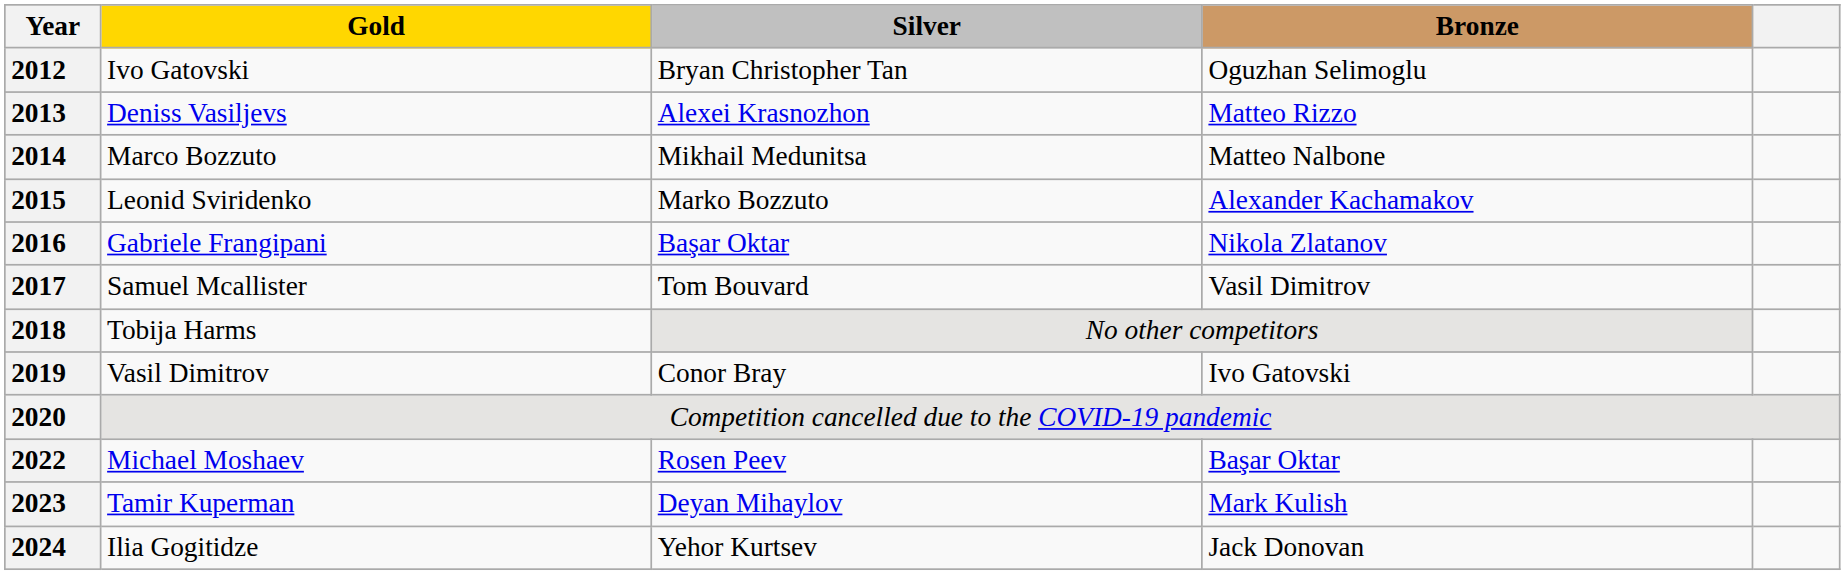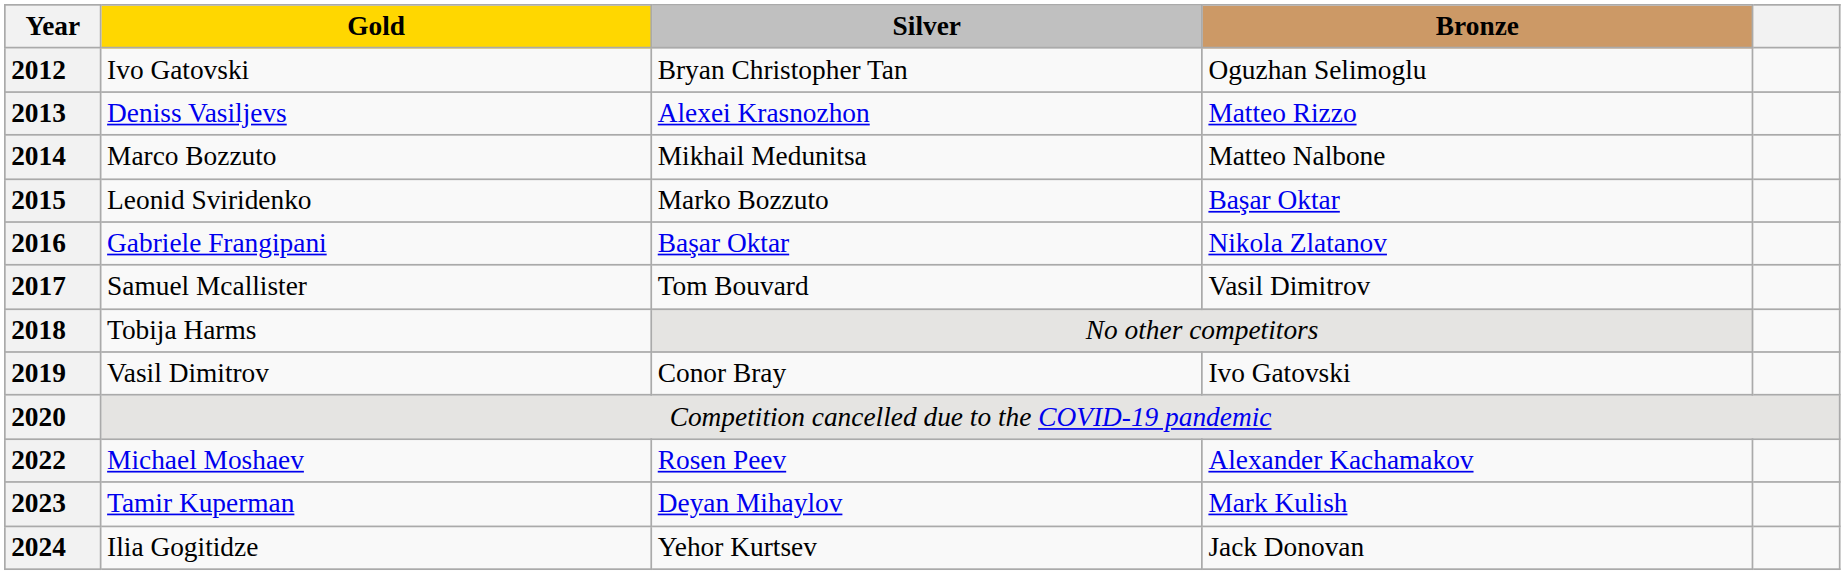(1341, 199) Alexander Kachamakov -> (1274, 199) Başar Oktar
(1274, 460) Başar Oktar -> (1341, 460) Alexander Kachamakov
